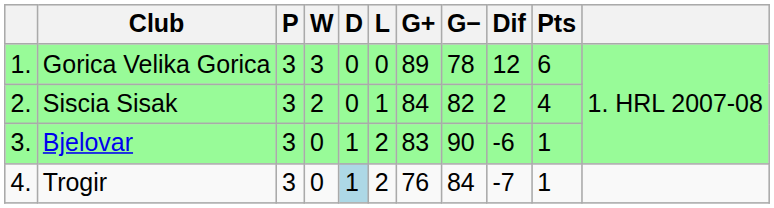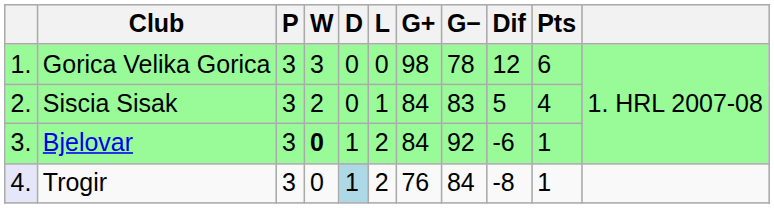(415, 63) 89 -> (415, 63) 98
(461, 103) 82 -> (461, 103) 83
(499, 103) 2 -> (499, 103) 5
(317, 143) normal -> (317, 143) bold
(415, 143) 83 -> (415, 143) 84
(461, 143) 90 -> (461, 143) 92
(21, 182) no background -> (21, 182) lavender background
(504, 182) -7 -> (504, 182) -8
